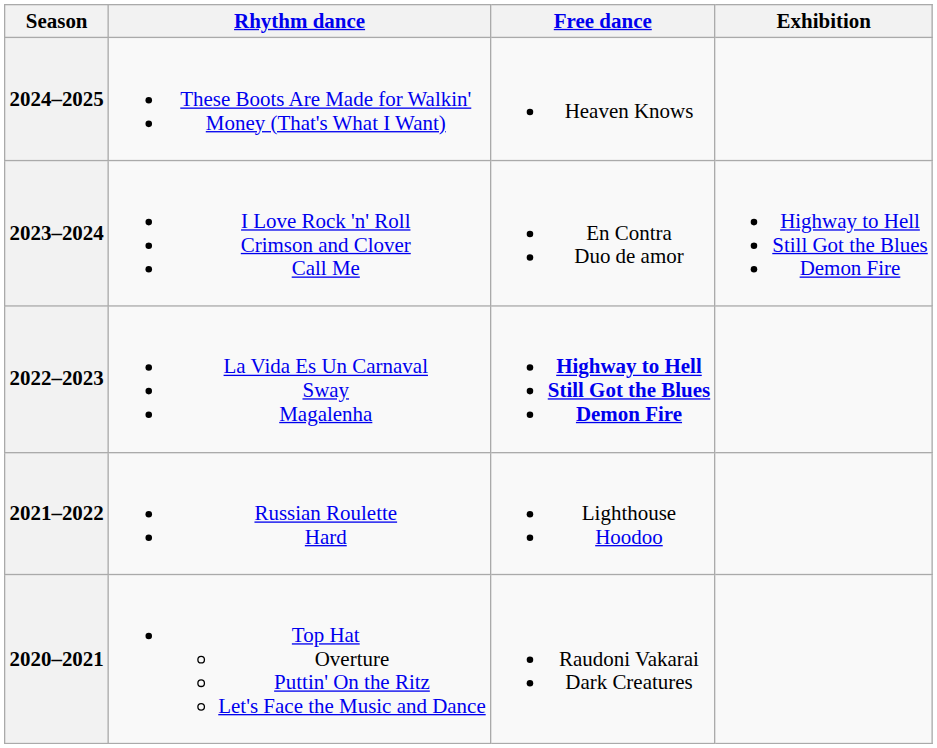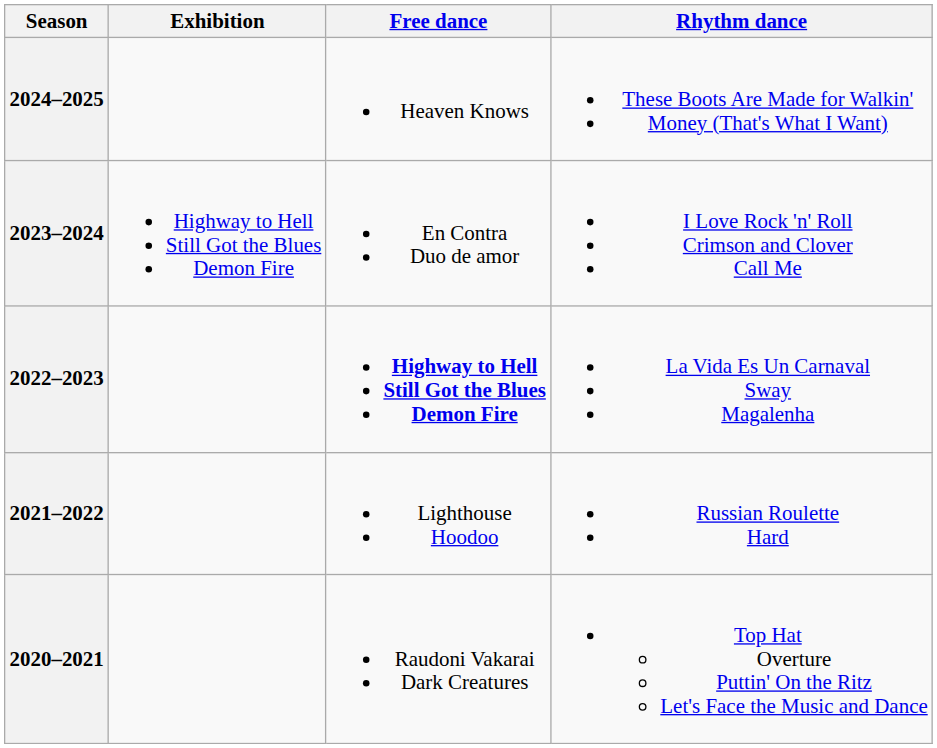columns swapped: (300, 21) <-> (824, 21)
